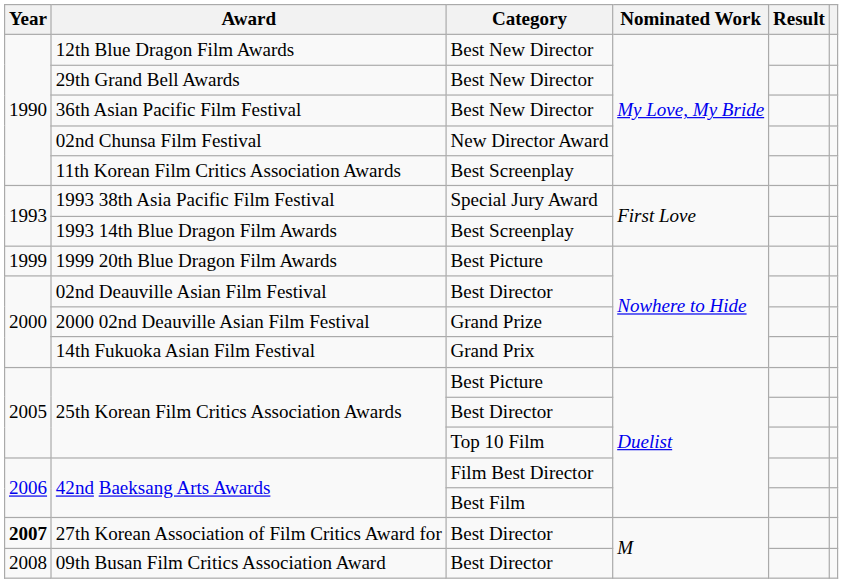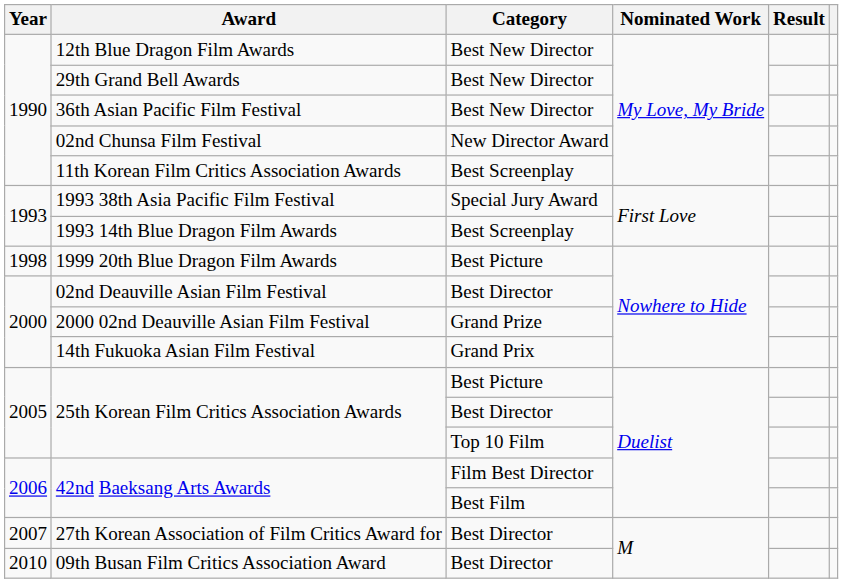(28, 261) 1999 -> (28, 261) 1998
(28, 532) bold -> (28, 532) normal
(28, 563) 2008 -> (28, 563) 2010
